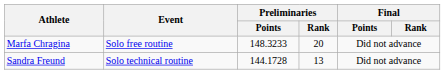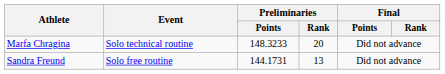(139, 44) Solo free routine -> (149, 44) Solo technical routine
(149, 61) Solo technical routine -> (139, 61) Solo free routine
(268, 61) 144.1728 -> (268, 61) 144.1731
